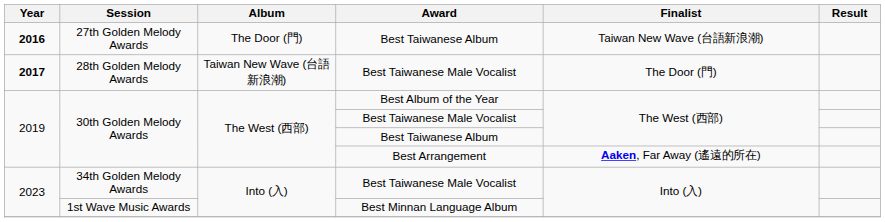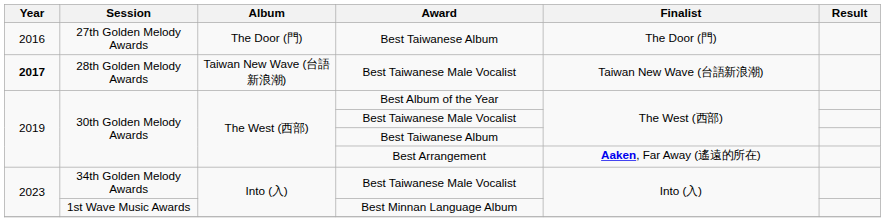(32, 38) bold -> (32, 38) normal
(681, 38) Taiwan New Wave (台語新浪潮) -> (681, 38) The Door (門)
(681, 72) The Door (門) -> (681, 72) Taiwan New Wave (台語新浪潮)
